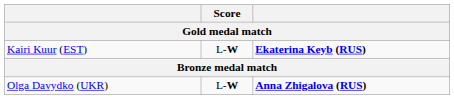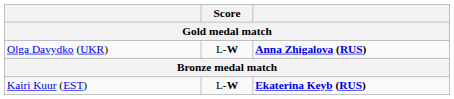rows swapped: (57, 85) <-> (47, 49)
